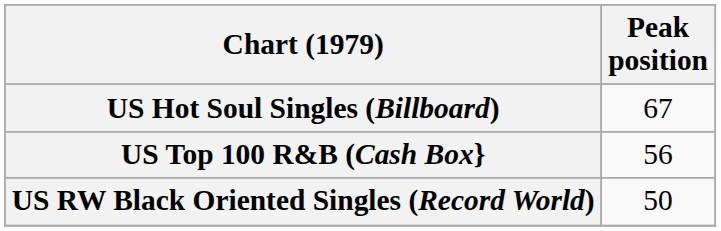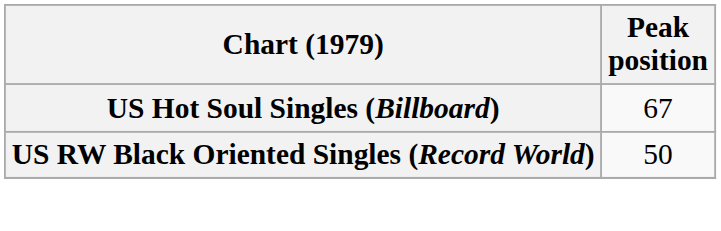- row: (303, 154)
